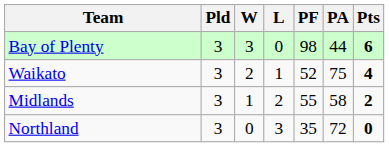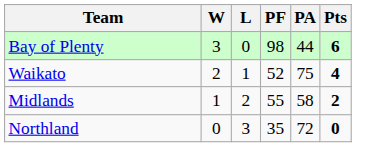- column: (218, 18)
